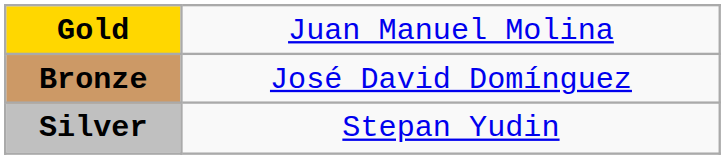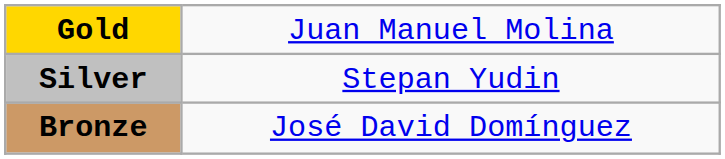rows swapped: (93, 128) <-> (93, 79)
